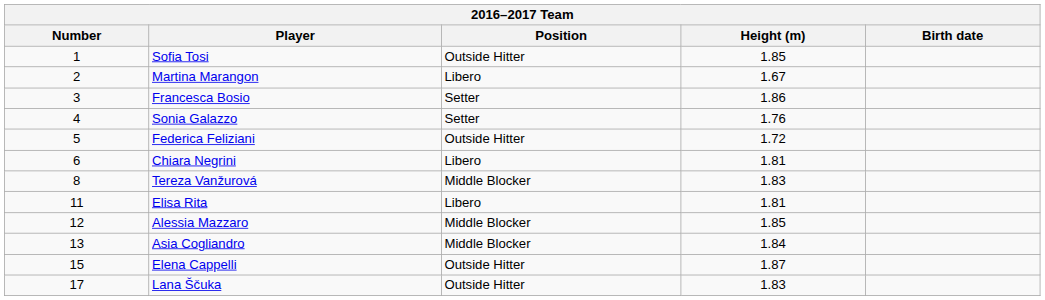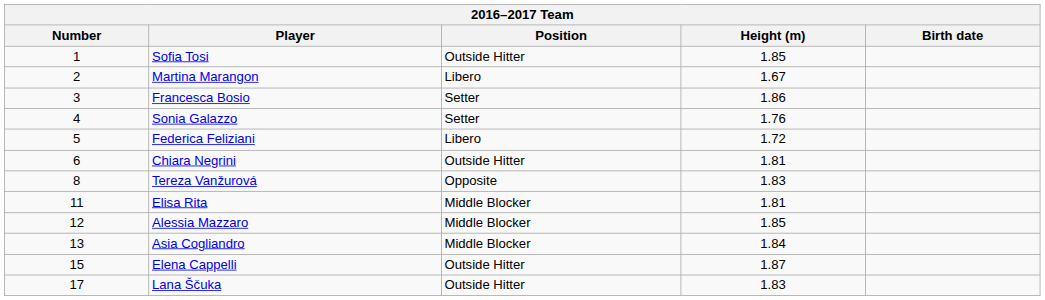(485, 139) Outside Hitter -> (463, 139) Libero
(463, 160) Libero -> (485, 160) Outside Hitter
(487, 181) Middle Blocker -> (471, 181) Opposite
(463, 202) Libero -> (487, 202) Middle Blocker
